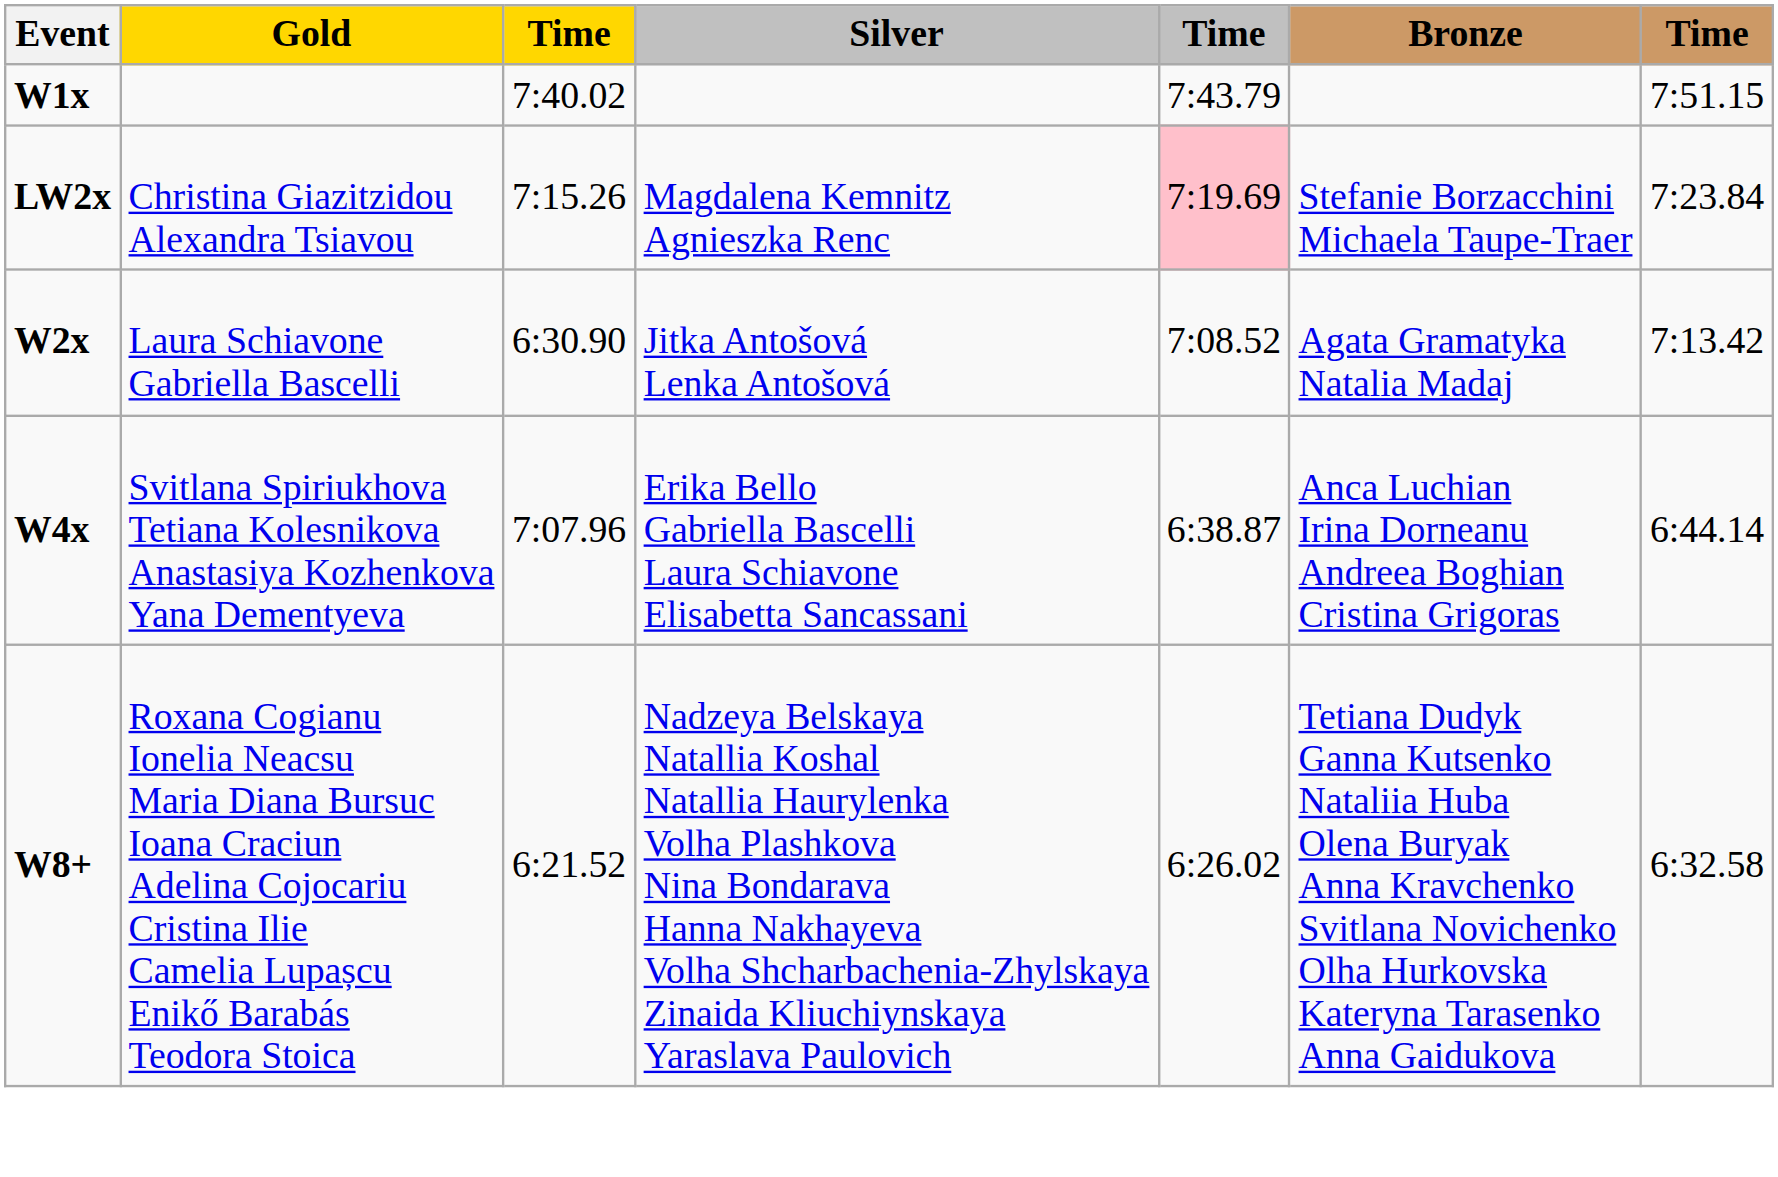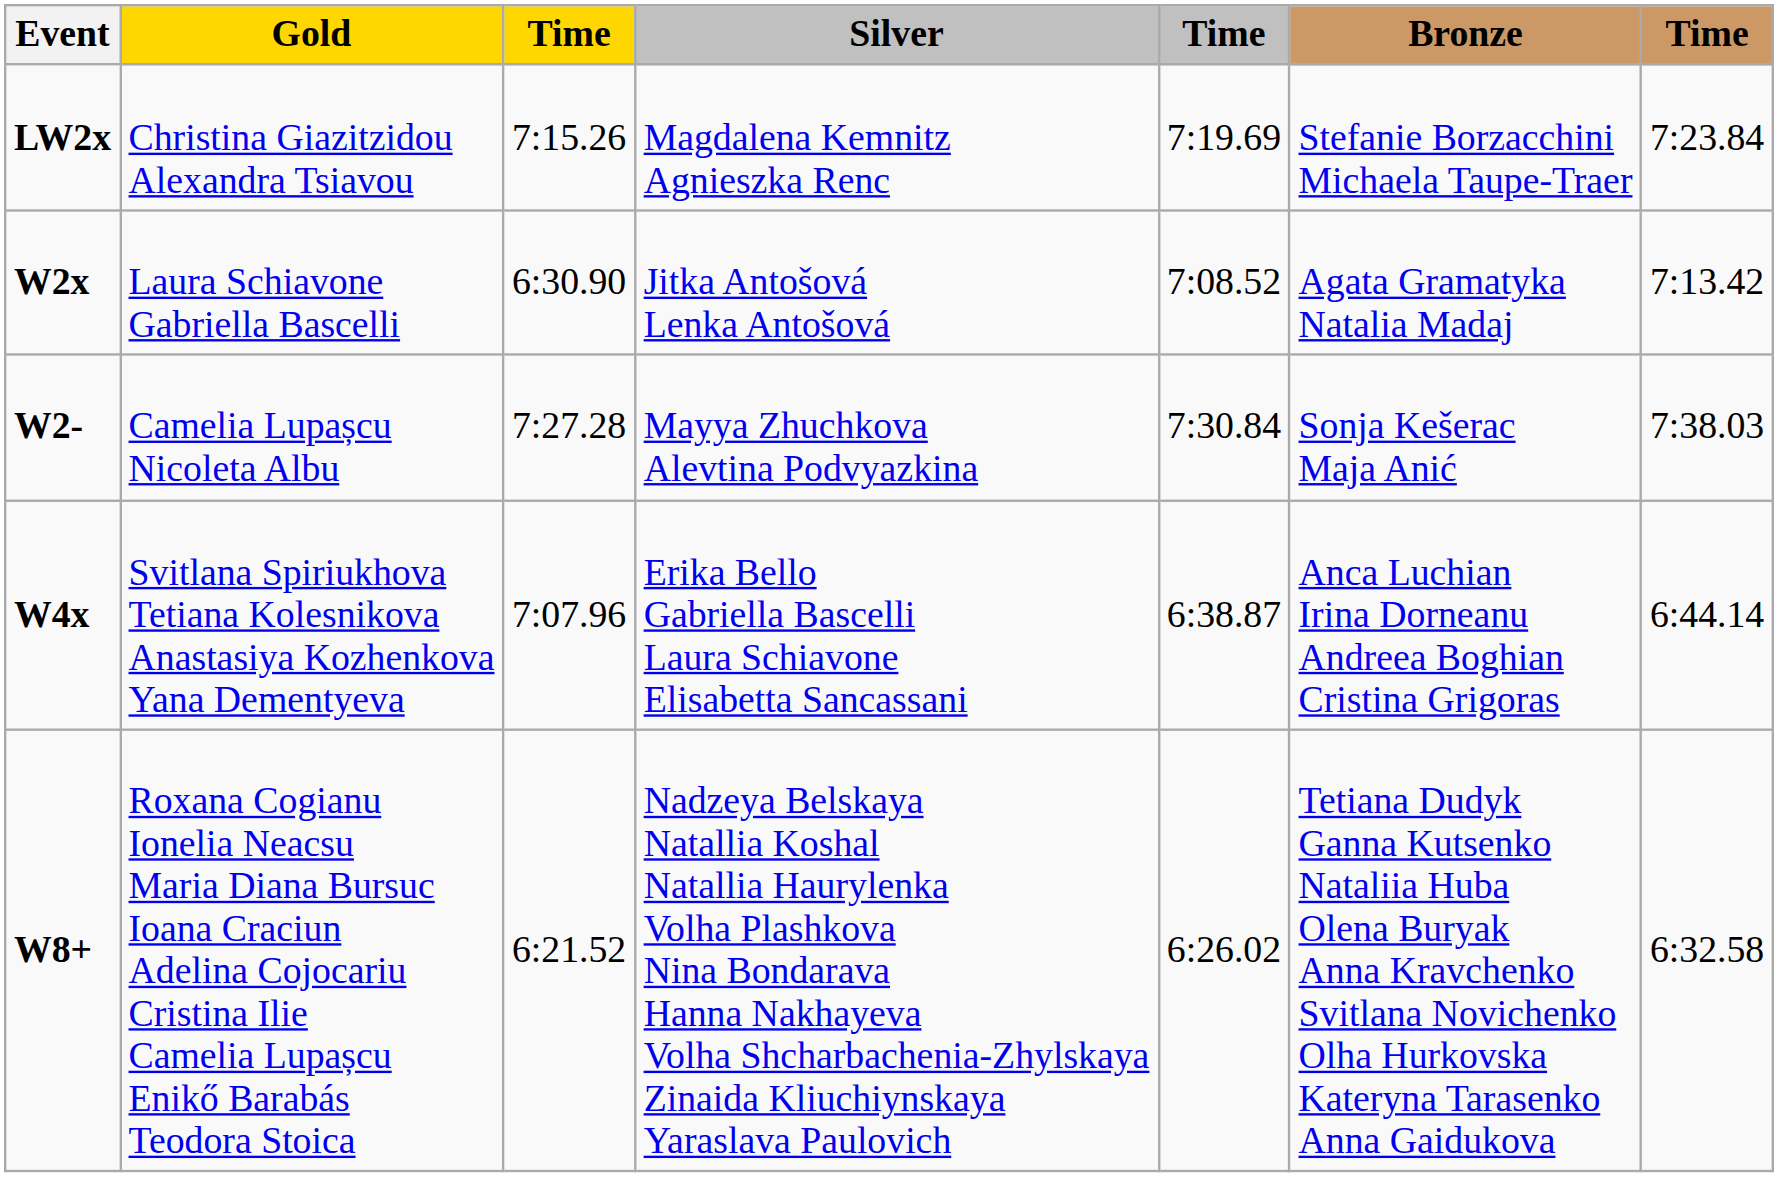- row: (52, 94)
(1224, 196) pink background -> (1224, 136) no background
+ row: (48, 426)
